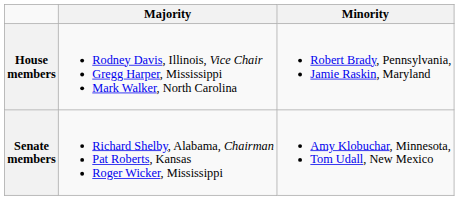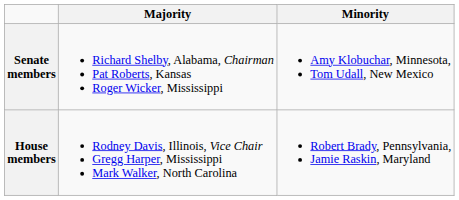rows swapped: (32, 152) <-> (32, 66)
